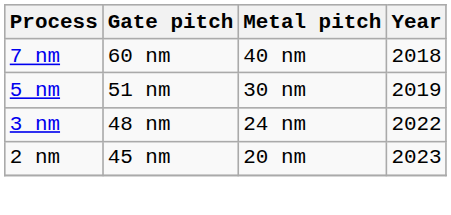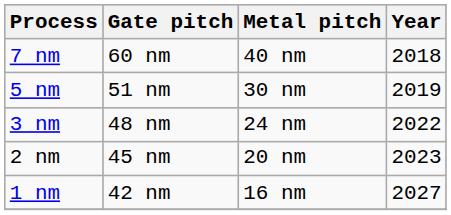+ row: (35, 192)
